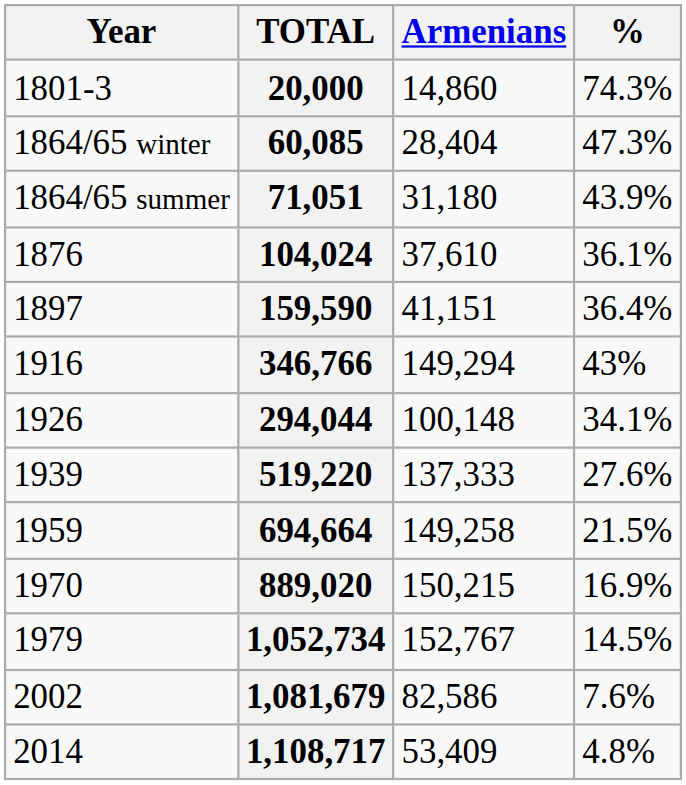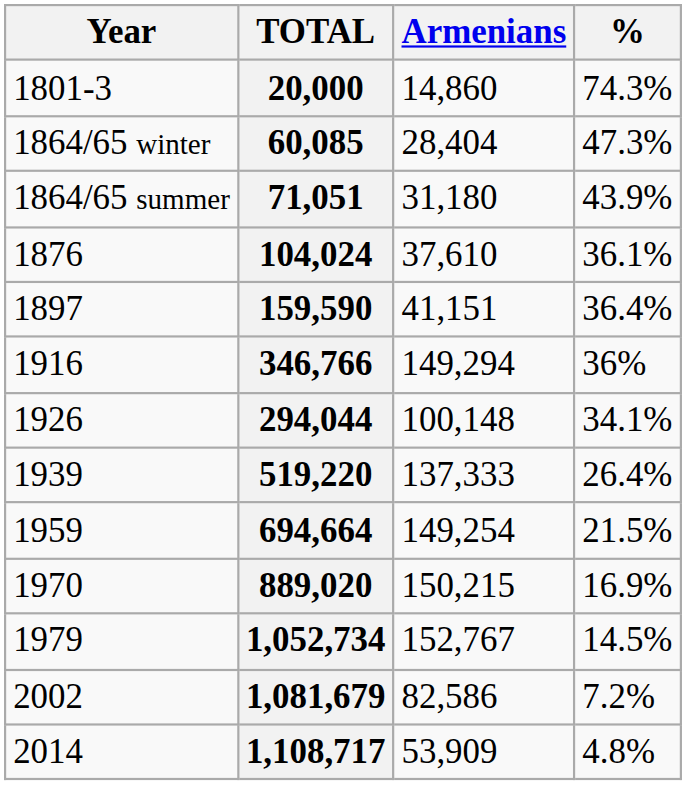(614, 364) 43% -> (614, 364) 36%
(627, 474) 27.6% -> (627, 474) 26.4%
(458, 530) 149,258 -> (458, 530) 149,254
(619, 695) 7.6% -> (619, 695) 7.2%
(449, 751) 53,409 -> (449, 751) 53,909
